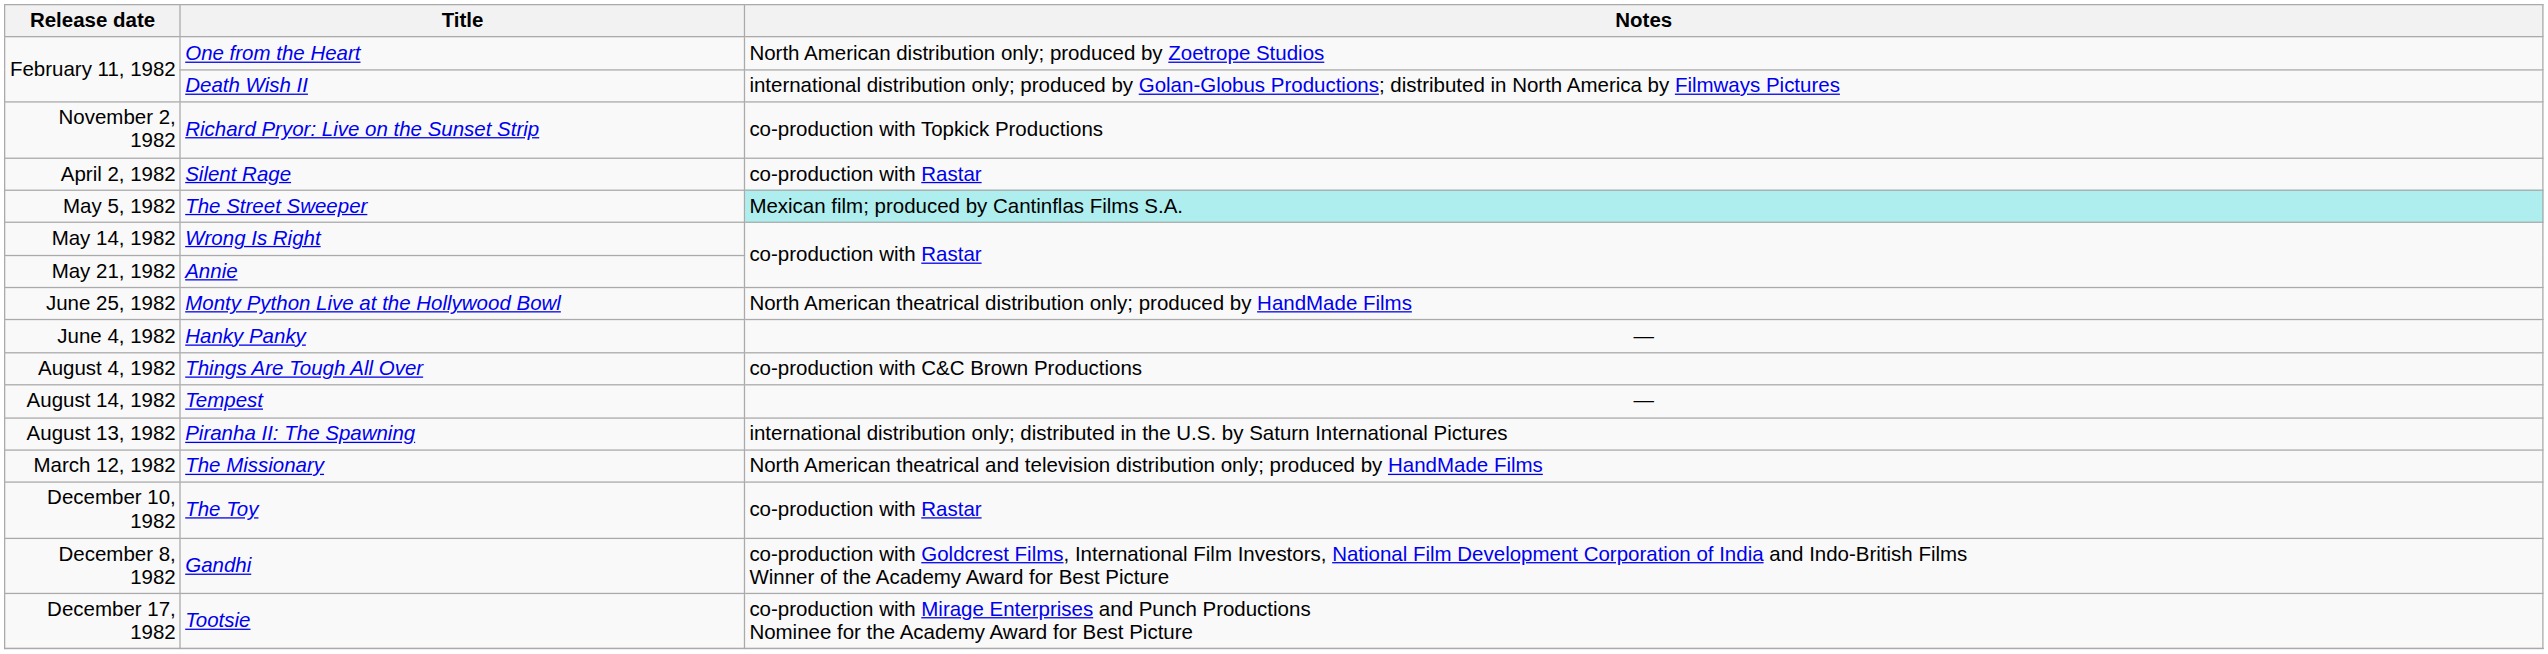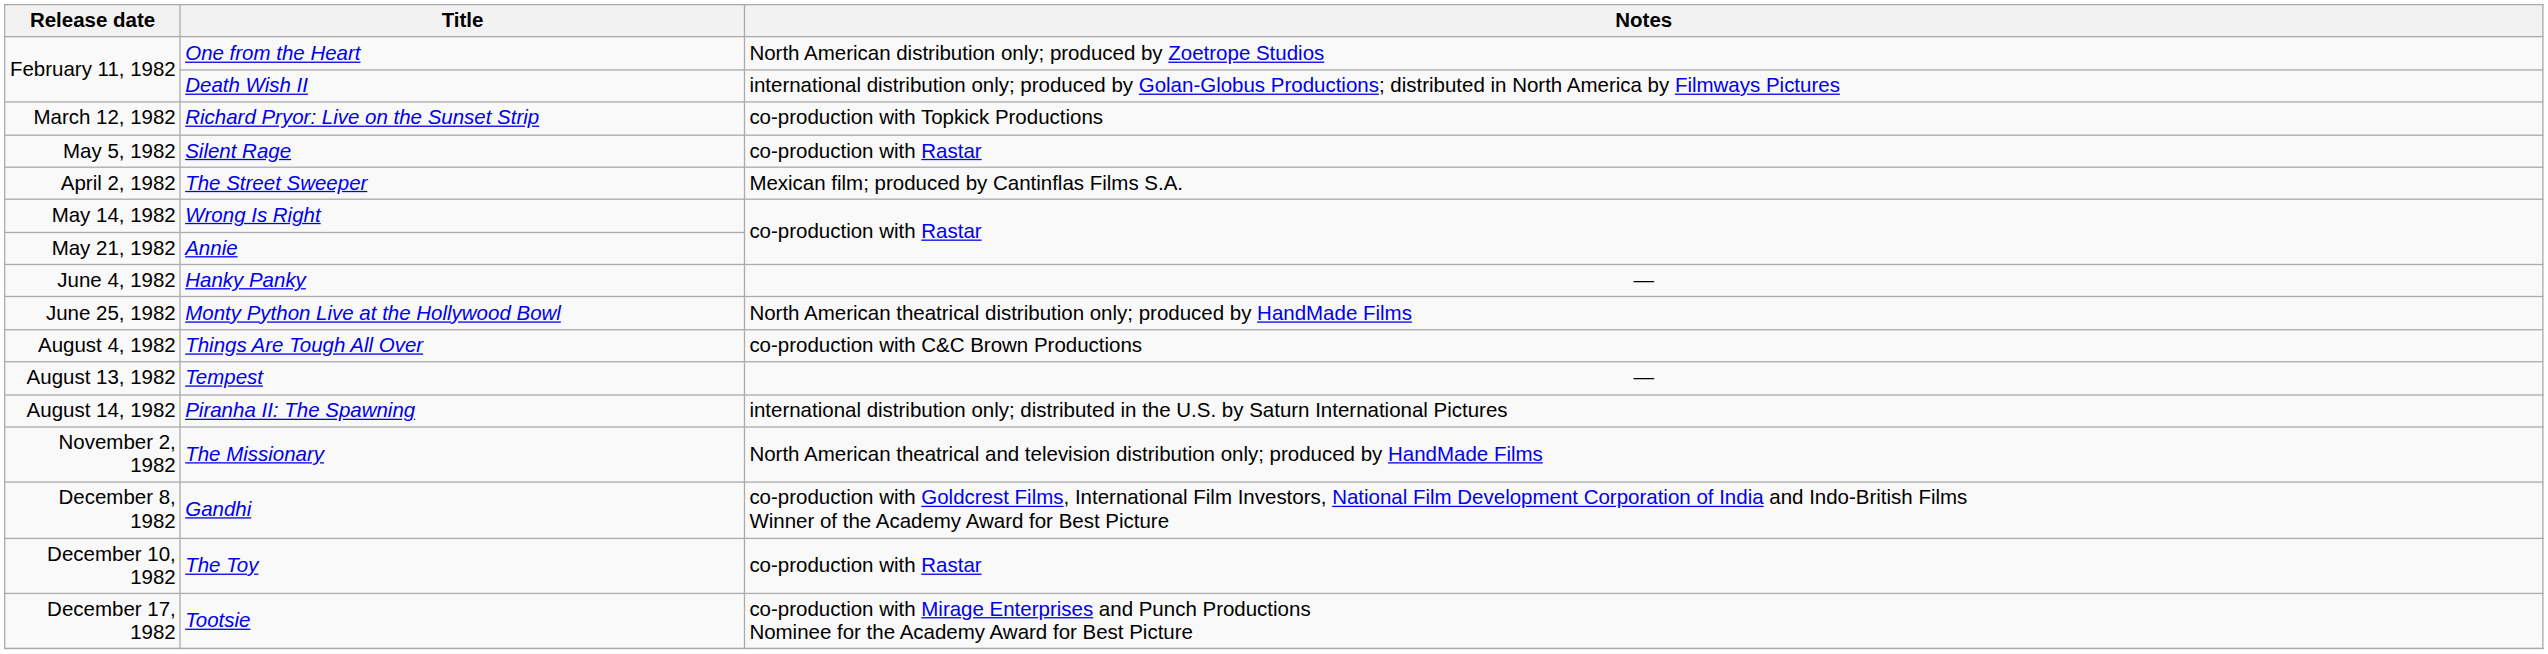(117, 129) November 2, 1982 -> (105, 118) March 12, 1982
(118, 173) April 2, 1982 -> (119, 150) May 5, 1982
(119, 206) May 5, 1982 -> (118, 183) April 2, 1982
(966, 206) paleturquoise background -> (966, 183) no background
rows swapped: (246, 336) <-> (373, 303)
(101, 401) August 14, 1982 -> (101, 378) August 13, 1982
(101, 433) August 13, 1982 -> (101, 410) August 14, 1982
(105, 466) March 12, 1982 -> (117, 454) November 2, 1982
rows swapped: (218, 565) <-> (222, 510)
